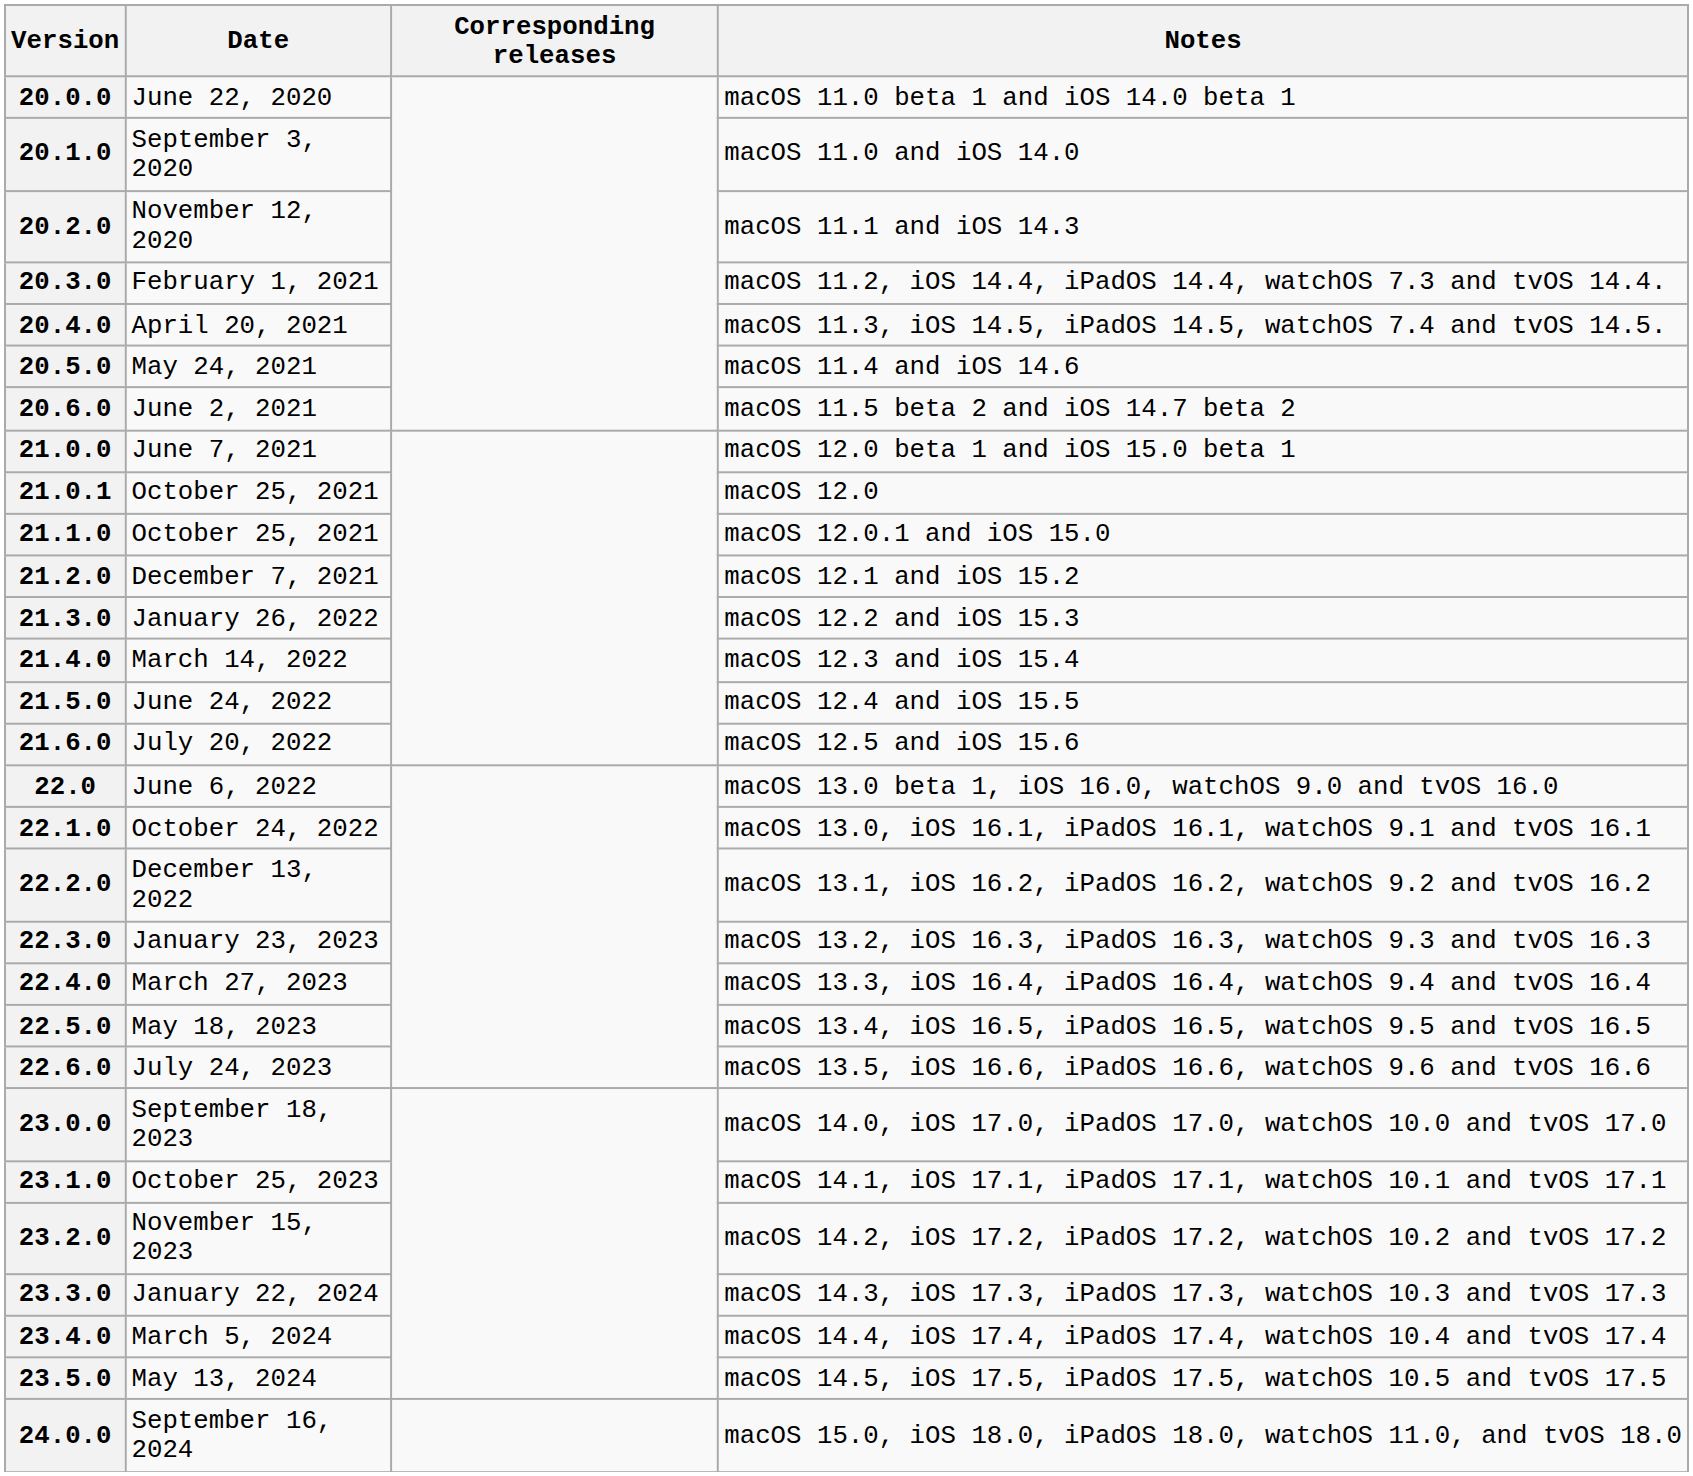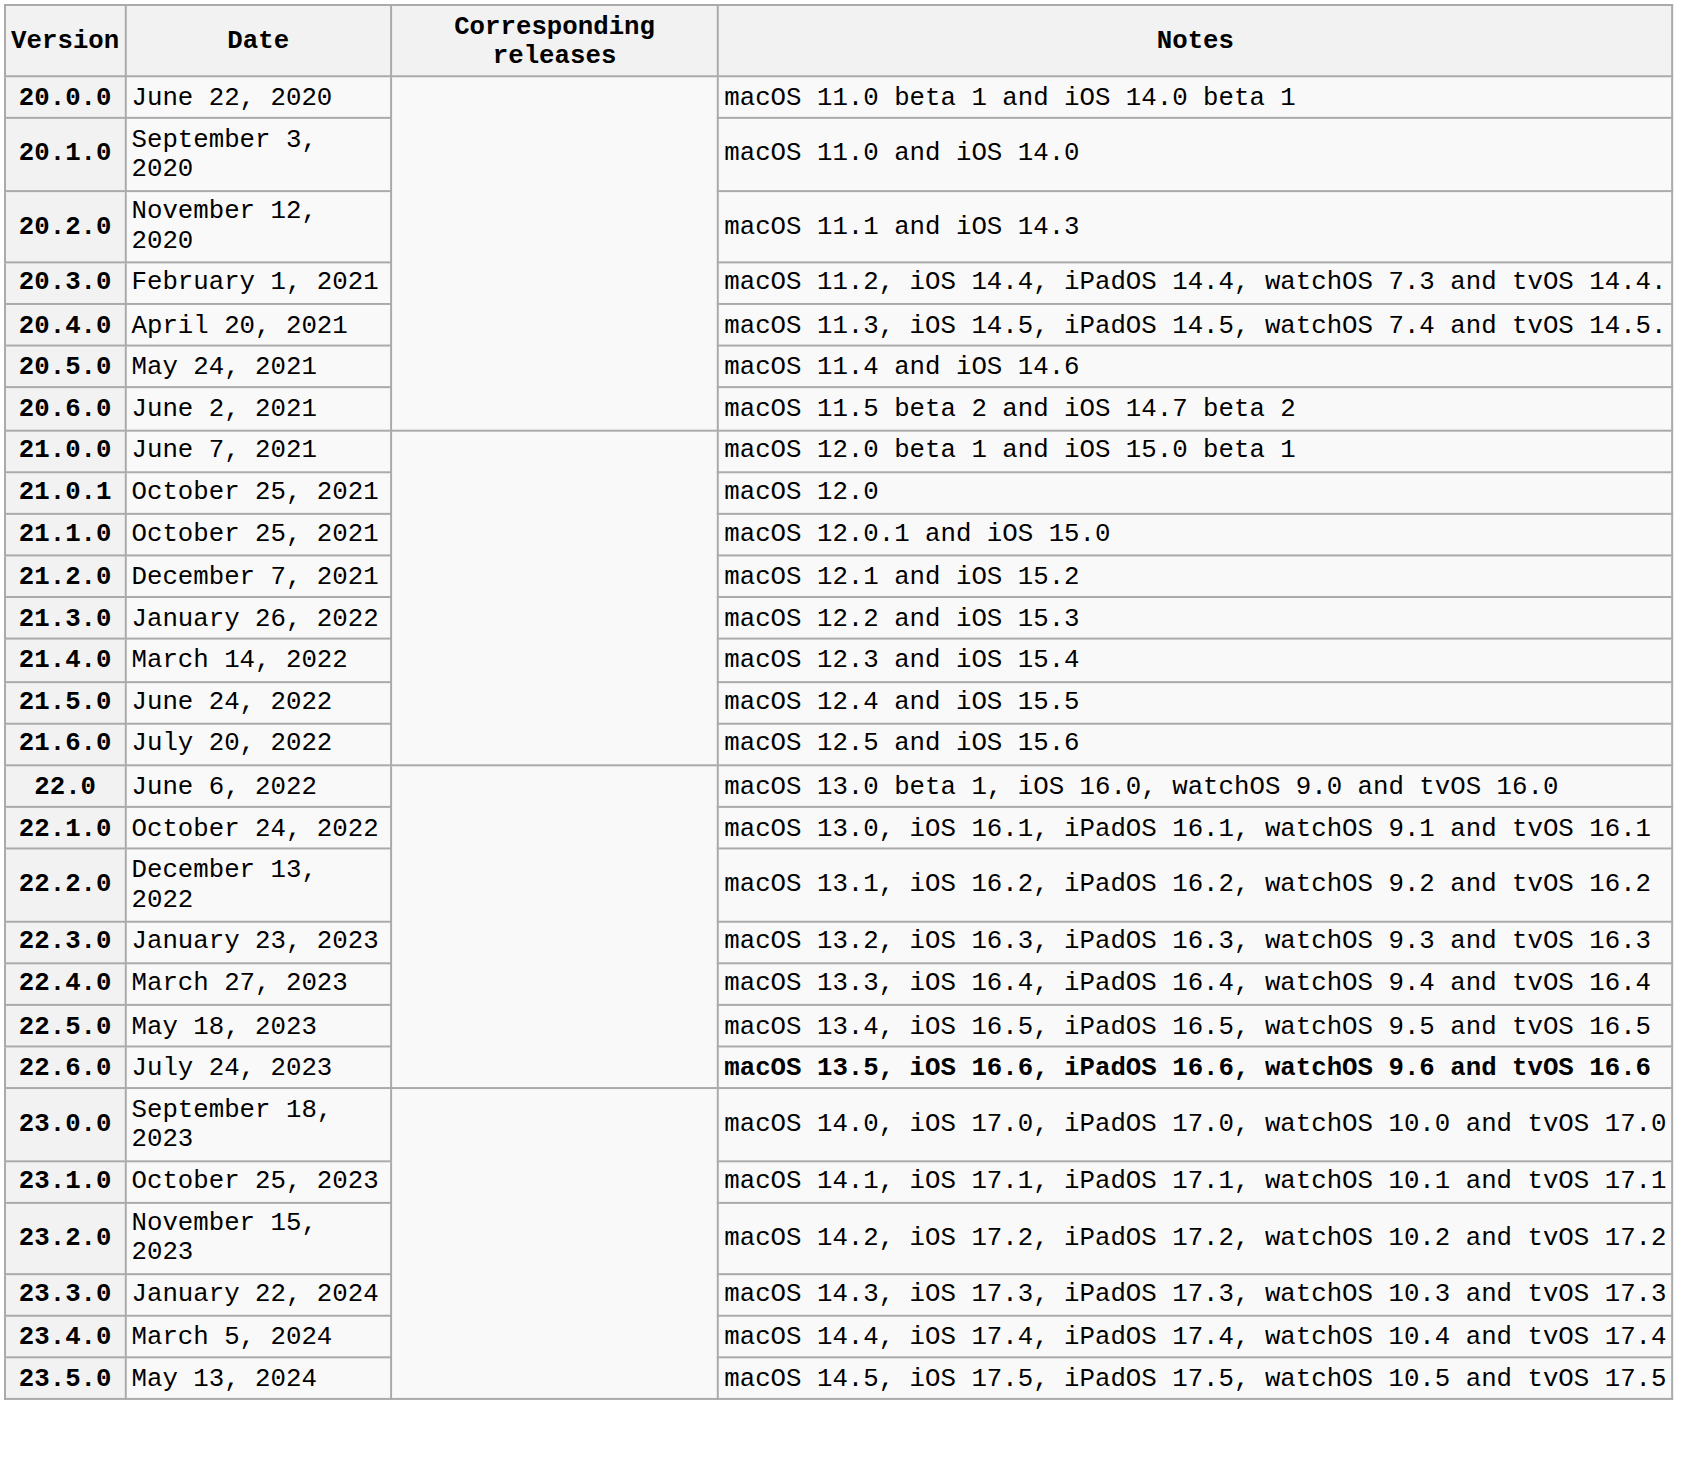(1188, 1068) normal -> (1188, 1068) bold
- row: (65, 1436)
